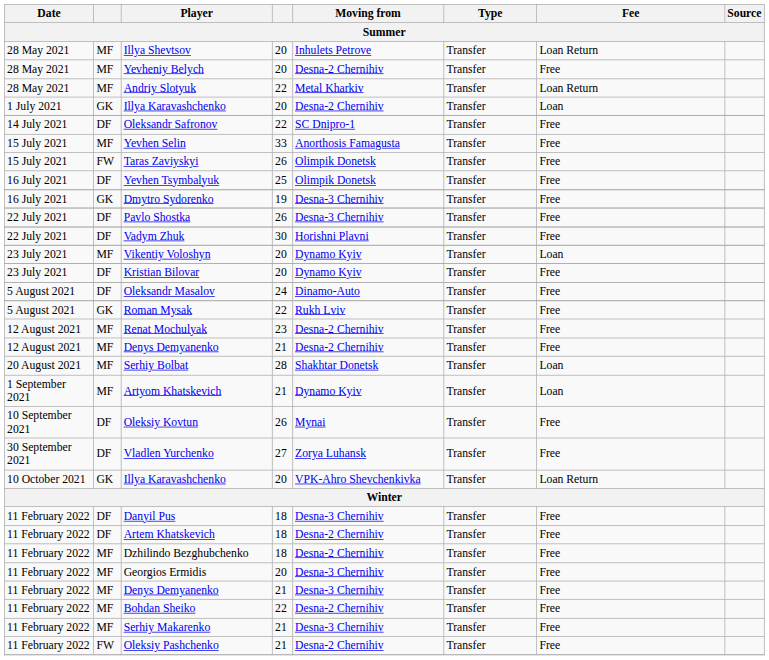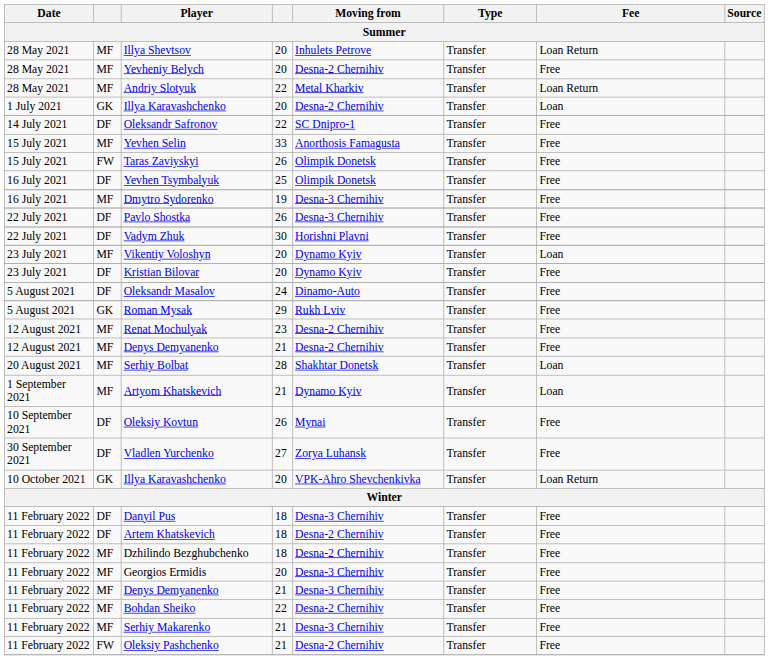(105, 198) GK -> (105, 198) MF
(281, 310) 22 -> (281, 310) 29
